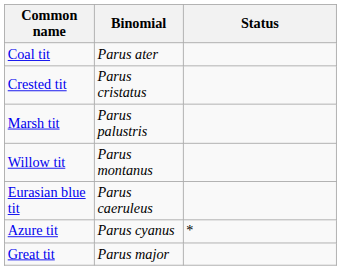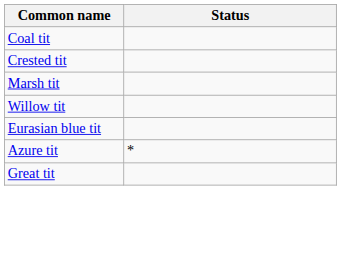- column: (139, 23)
